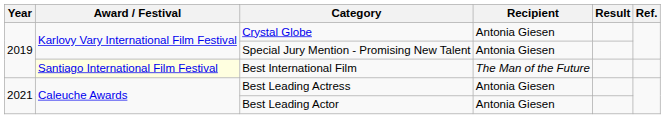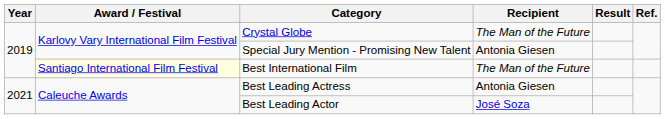(515, 31) Antonia Giesen -> (533, 31) The Man of the Future
(515, 104) Antonia Giesen -> (503, 104) José Soza
